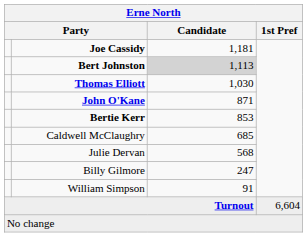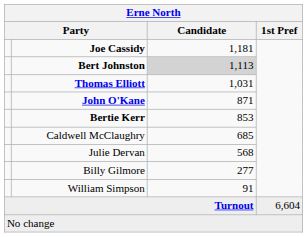(241, 83) 1,030 -> (241, 83) 1,031
(245, 170) 247 -> (245, 170) 277
